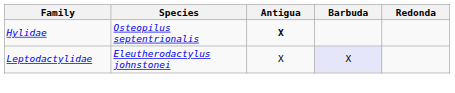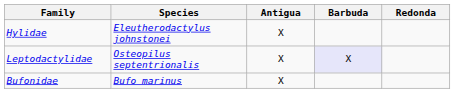(156, 33) Osteopilus septentrionalis -> (162, 33) Eleutherodactylus johnstonei
(281, 33) bold -> (281, 33) normal
(162, 59) Eleutherodactylus johnstonei -> (156, 59) Osteopilus septentrionalis
+ row: (32, 80)
